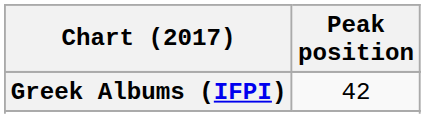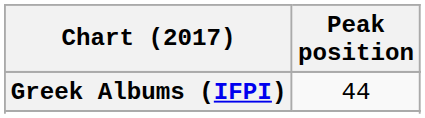(356, 92) 42 -> (356, 92) 44
